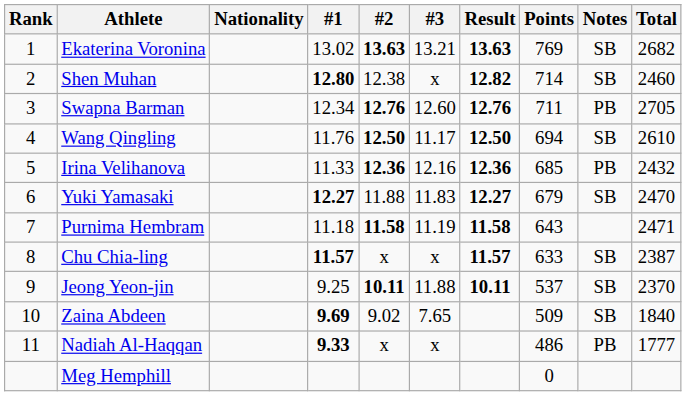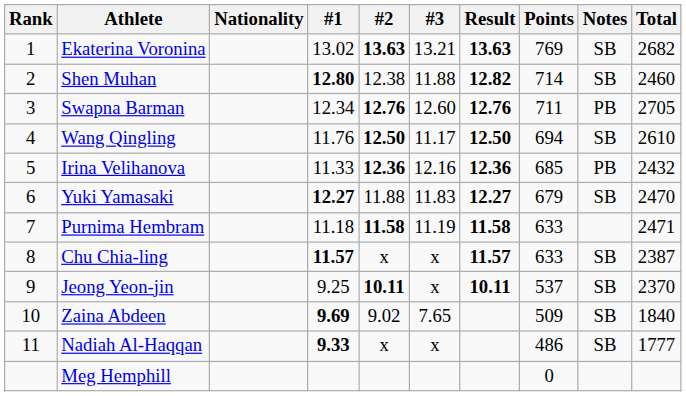(435, 78) x -> (435, 78) 11.88
(549, 227) 643 -> (549, 227) 633
(435, 286) 11.88 -> (435, 286) x
(605, 345) PB -> (605, 345) SB
